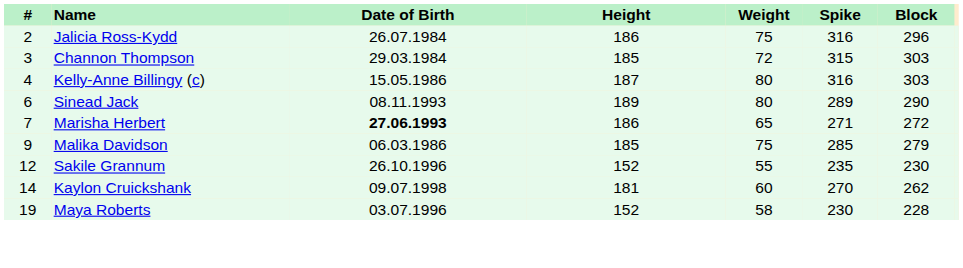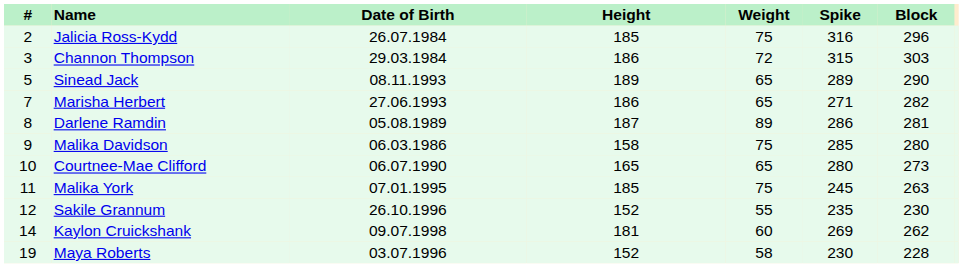(626, 36) 186 -> (626, 36) 185
(626, 58) 185 -> (626, 58) 186
- row: (129, 80)
(28, 101) 6 -> (28, 80) 5
(764, 101) 80 -> (764, 80) 65
(408, 123) bold -> (408, 101) normal
(916, 123) 272 -> (916, 101) 282
+ row: (110, 123)
(626, 144) 185 -> (626, 144) 158
(916, 144) 279 -> (916, 144) 280
+ row: (130, 166)
+ row: (93, 188)
(840, 188) 270 -> (840, 231) 269
